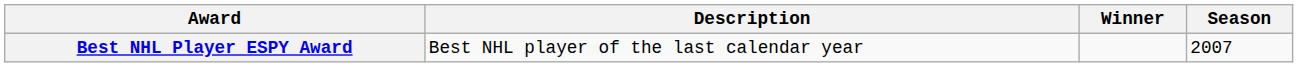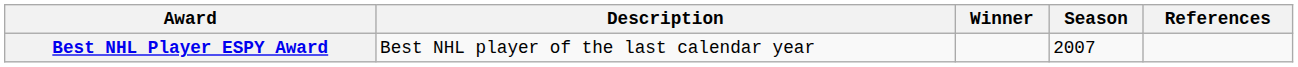+ column: (1218, 19)
